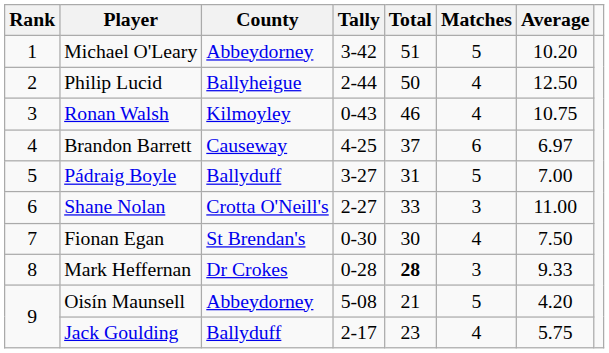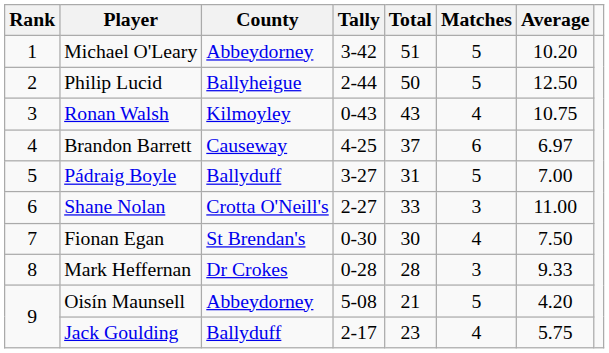(476, 82) 4 -> (476, 82) 5
(410, 113) 46 -> (410, 113) 43
(410, 269) bold -> (410, 269) normal
